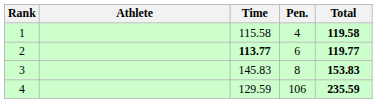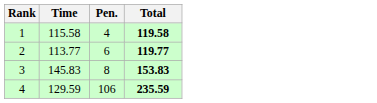- column: (135, 13)
(255, 51) bold -> (64, 51) normal
